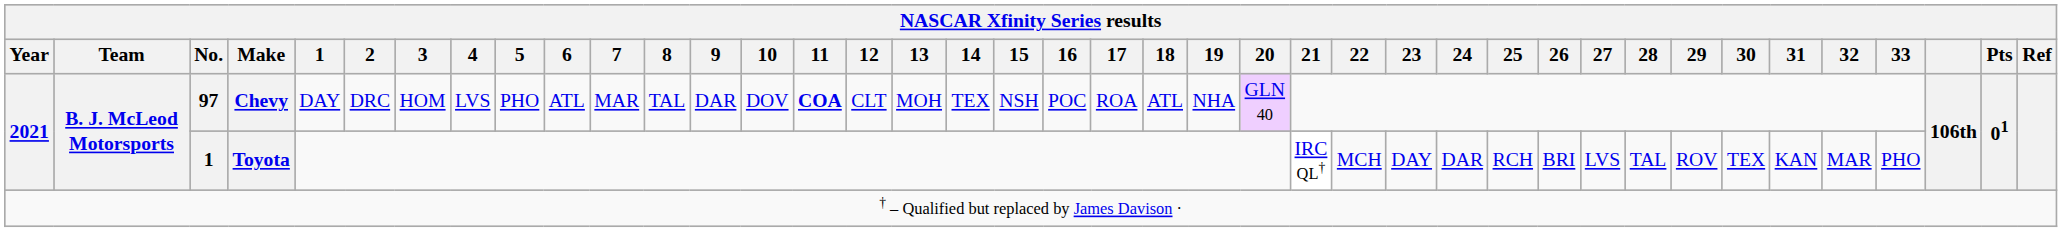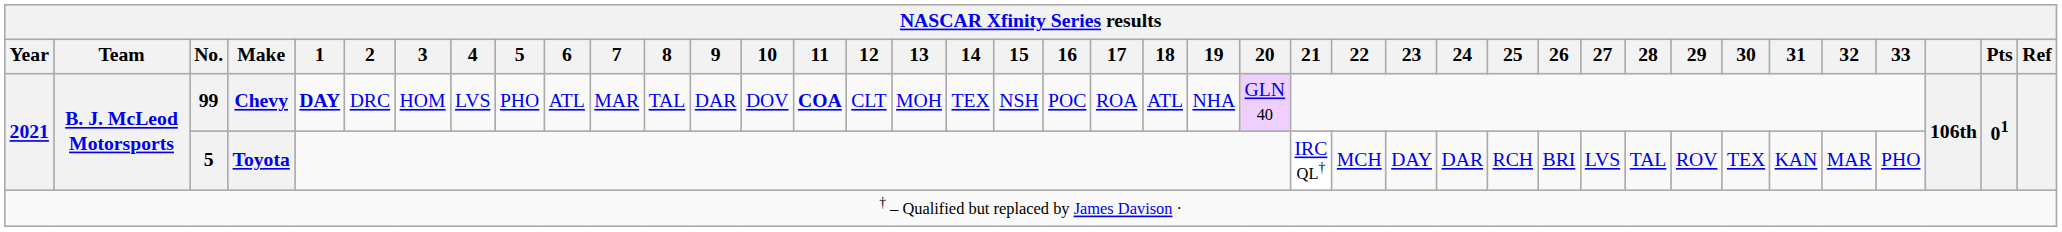(209, 102) 97 -> (209, 102) 99
(320, 102) normal -> (320, 102) bold
(209, 160) 1 -> (209, 160) 5
